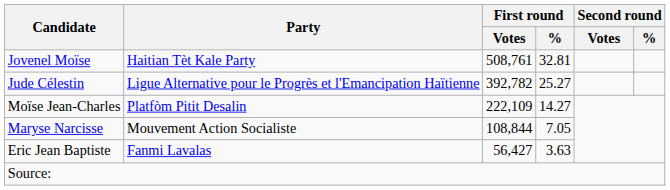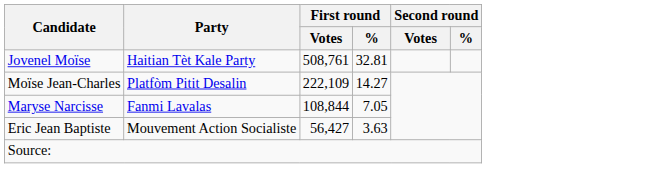- row: (46, 83)
(212, 128) Mouvement Action Socialiste -> (169, 106) Fanmi Lavalas
(169, 151) Fanmi Lavalas -> (212, 128) Mouvement Action Socialiste
